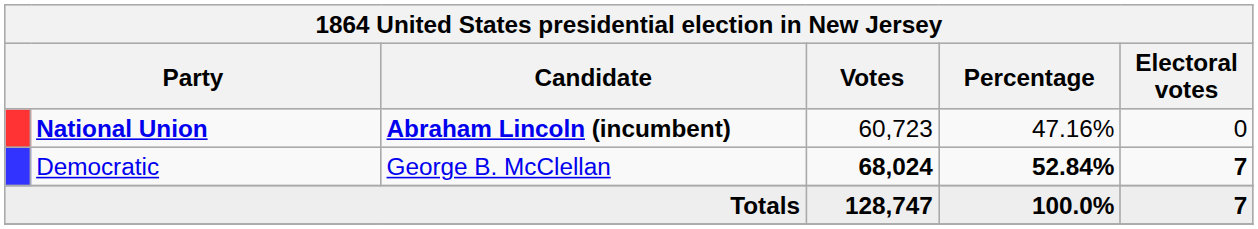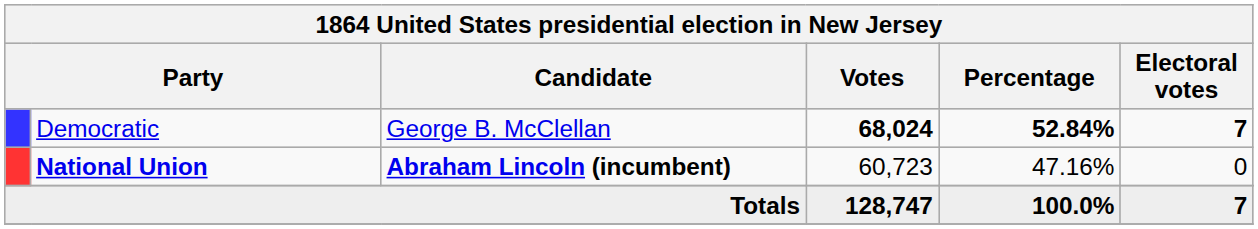rows swapped: (98, 167) <-> (122, 128)
